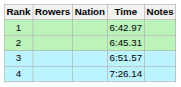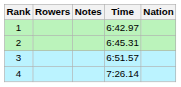columns swapped: (90, 12) <-> (160, 12)
